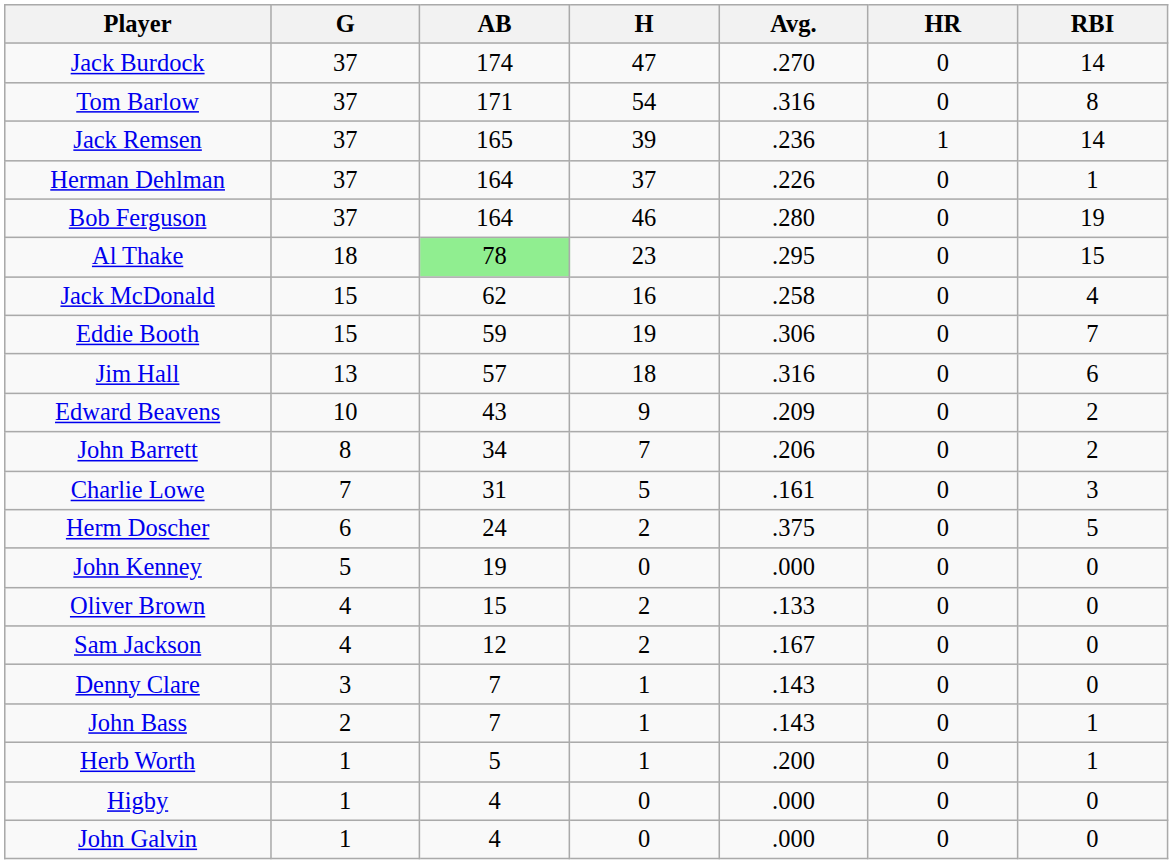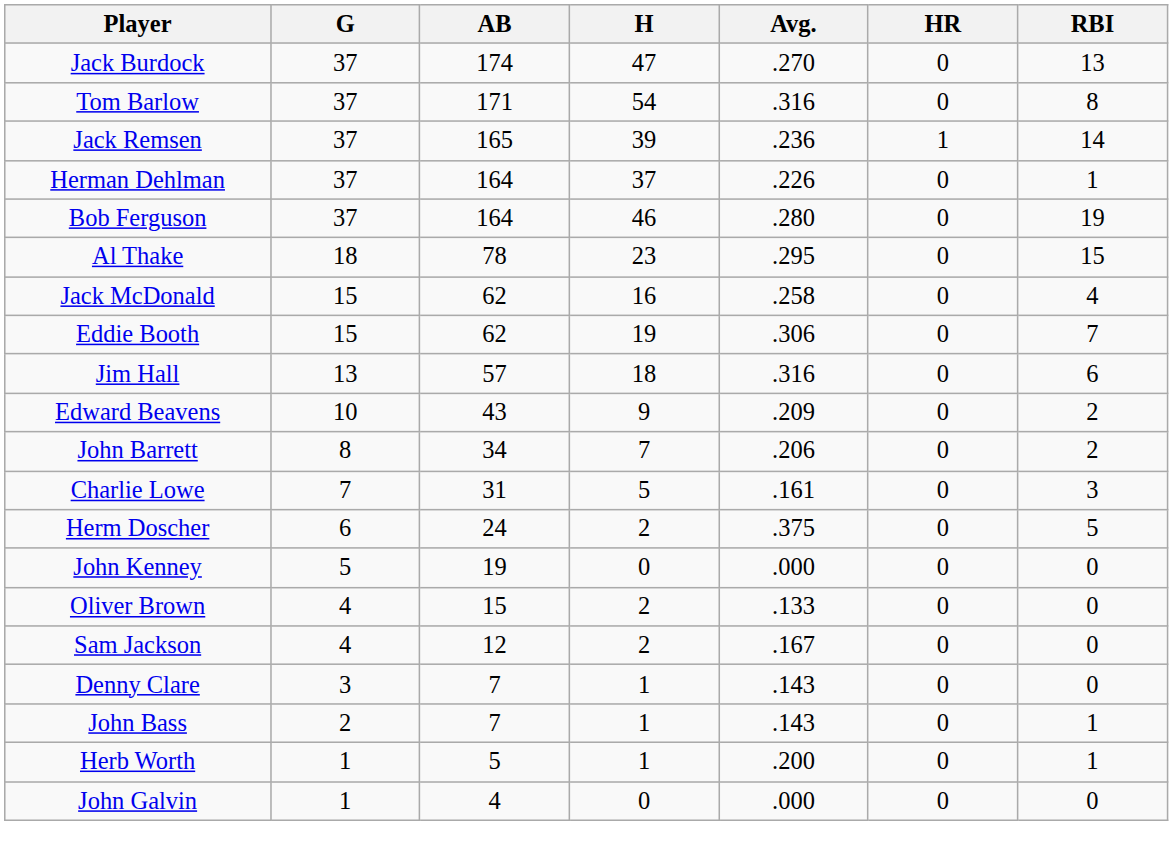(1092, 62) 14 -> (1092, 62) 13
(495, 256) lightgreen background -> (495, 256) no background
(495, 334) 59 -> (495, 334) 62
- row: (138, 800)
